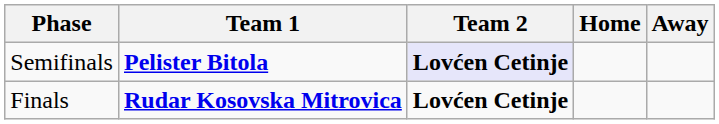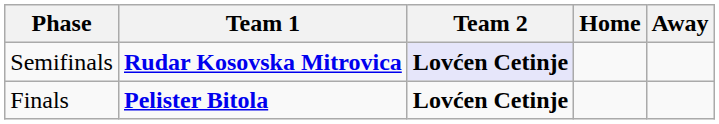(196, 61) Pelister Bitola -> (263, 61) Rudar Kosovska Mitrovica
(263, 99) Rudar Kosovska Mitrovica -> (196, 99) Pelister Bitola
